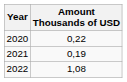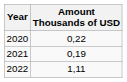(76, 69) 1,08 -> (76, 69) 1,11
